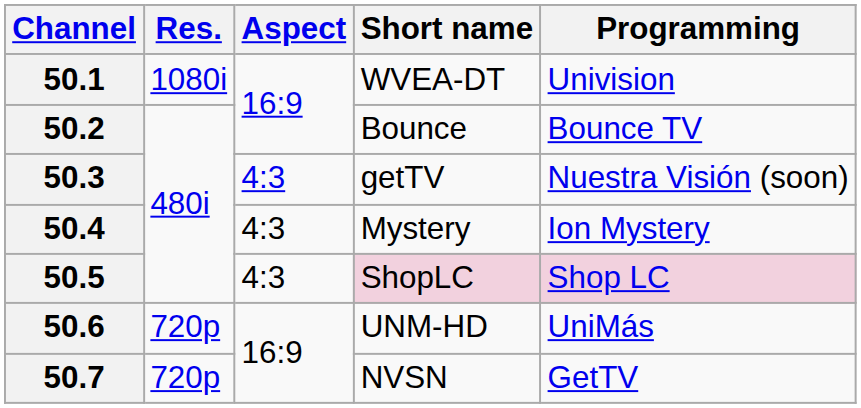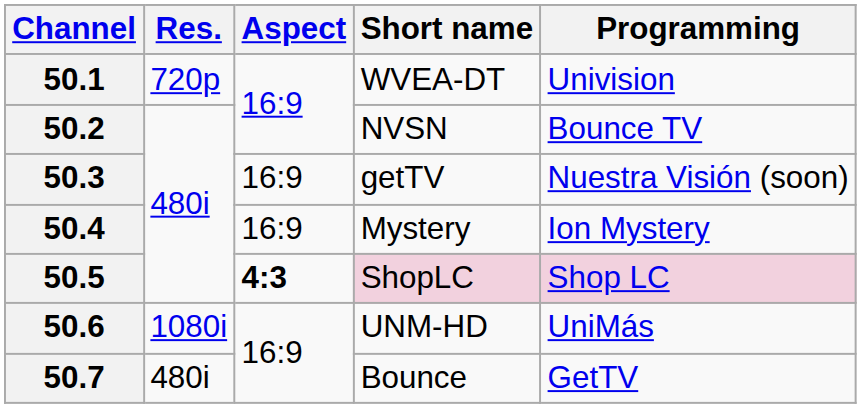(189, 79) 1080i -> (185, 79) 720p
(414, 128) Bounce -> (404, 128) NVSN
(263, 178) 4:3 -> (272, 178) 16:9
(263, 228) 4:3 -> (272, 228) 16:9
(263, 278) normal -> (264, 278) bold
(185, 327) 720p -> (189, 327) 1080i
(185, 377) 720p -> (180, 377) 480i
(404, 377) NVSN -> (414, 377) Bounce
